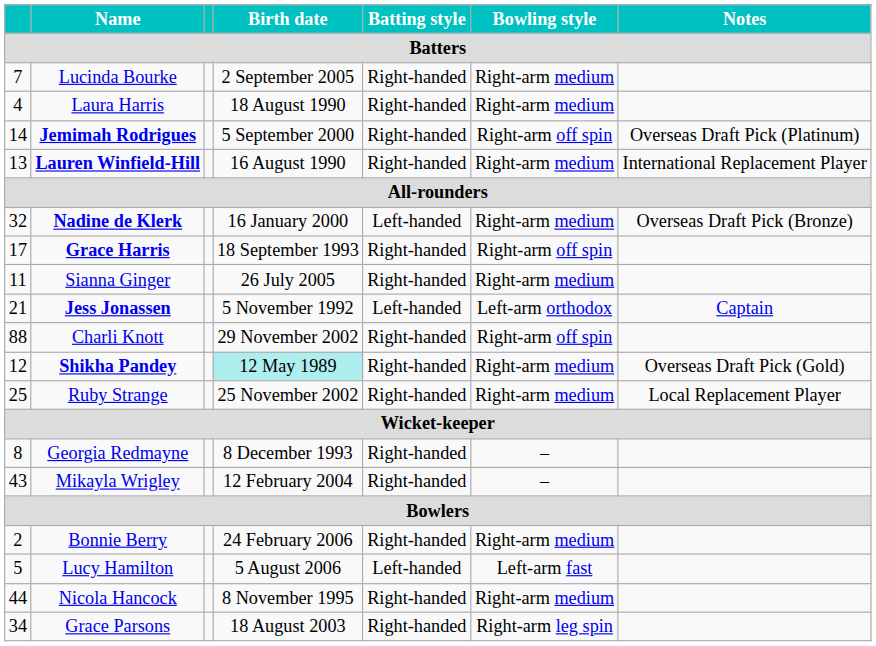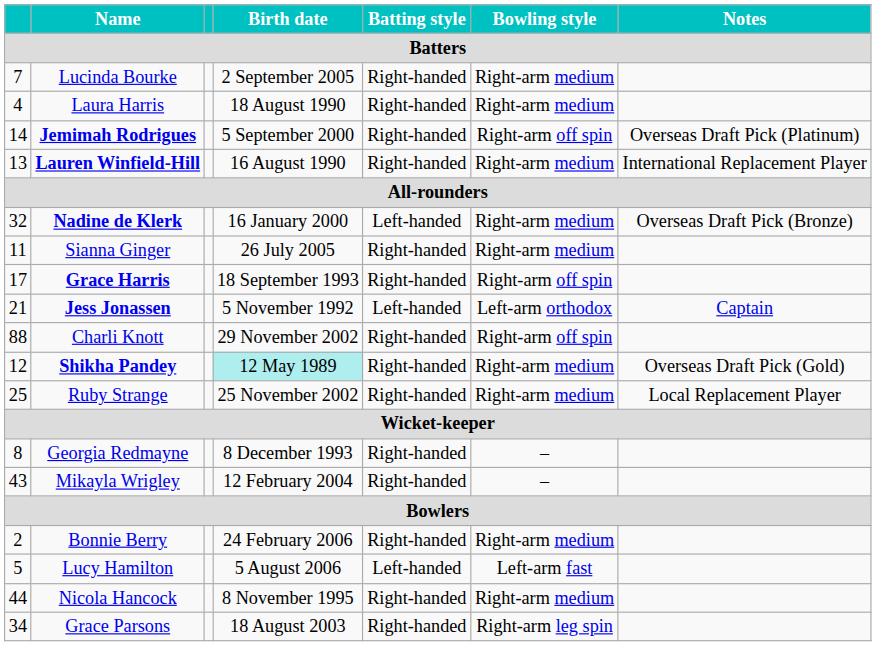rows swapped: (118, 279) <-> (118, 250)
